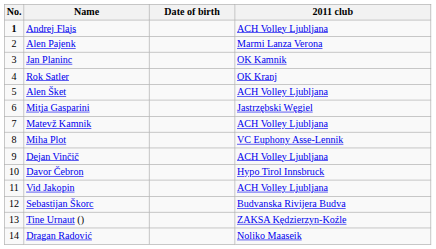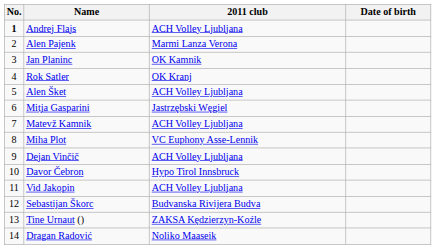columns swapped: (192, 12) <-> (333, 12)
